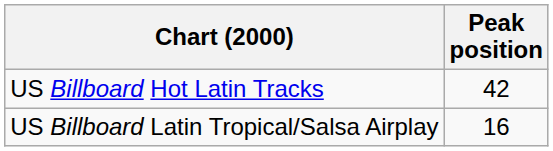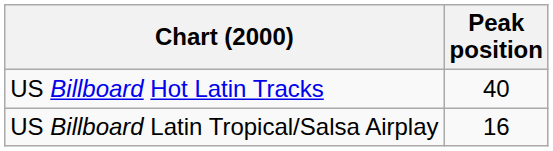(496, 88) 42 -> (496, 88) 40
